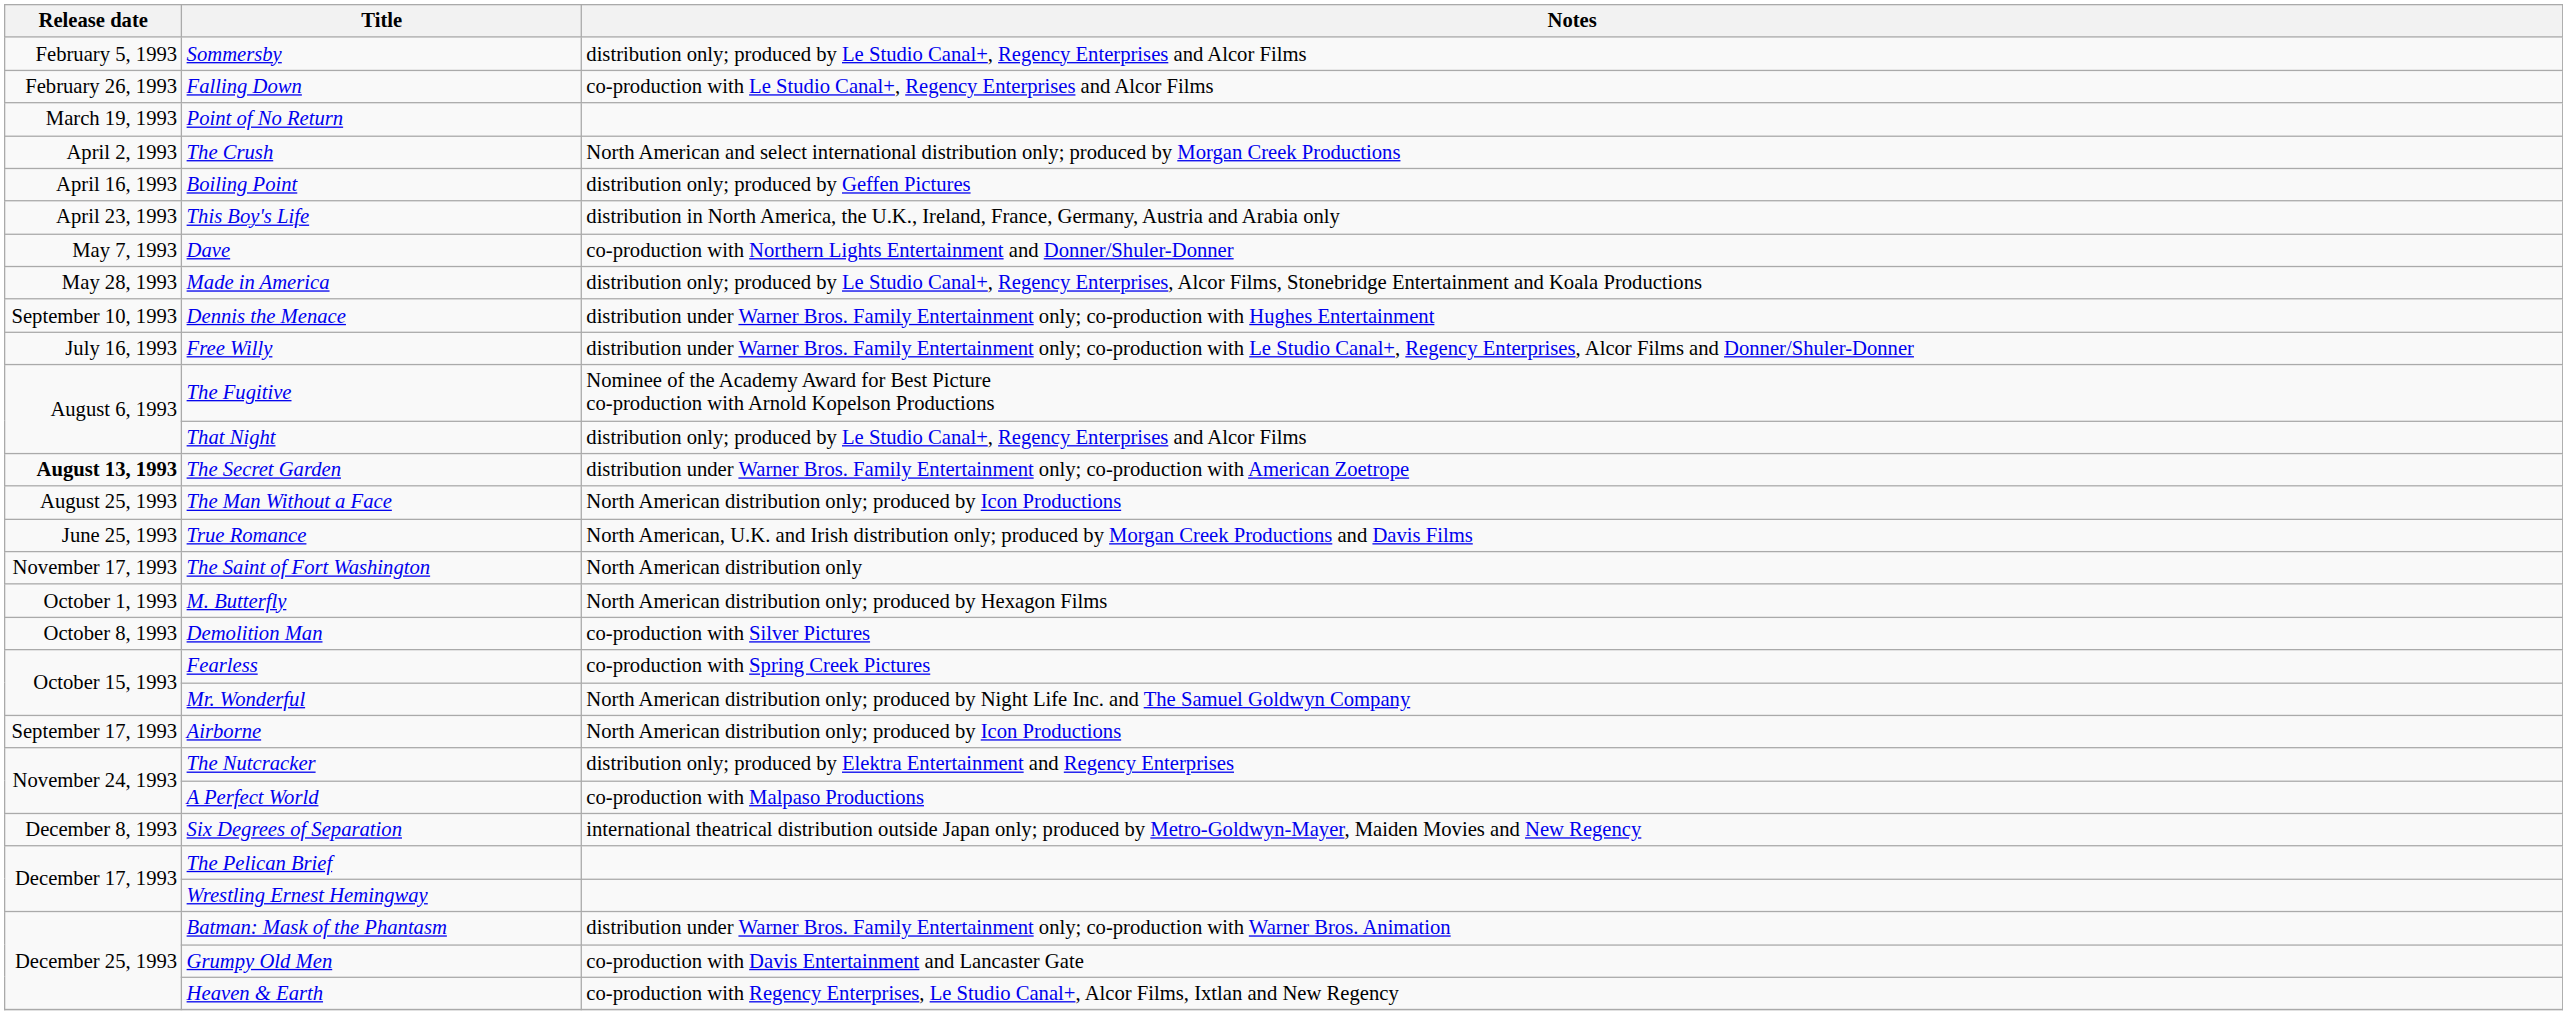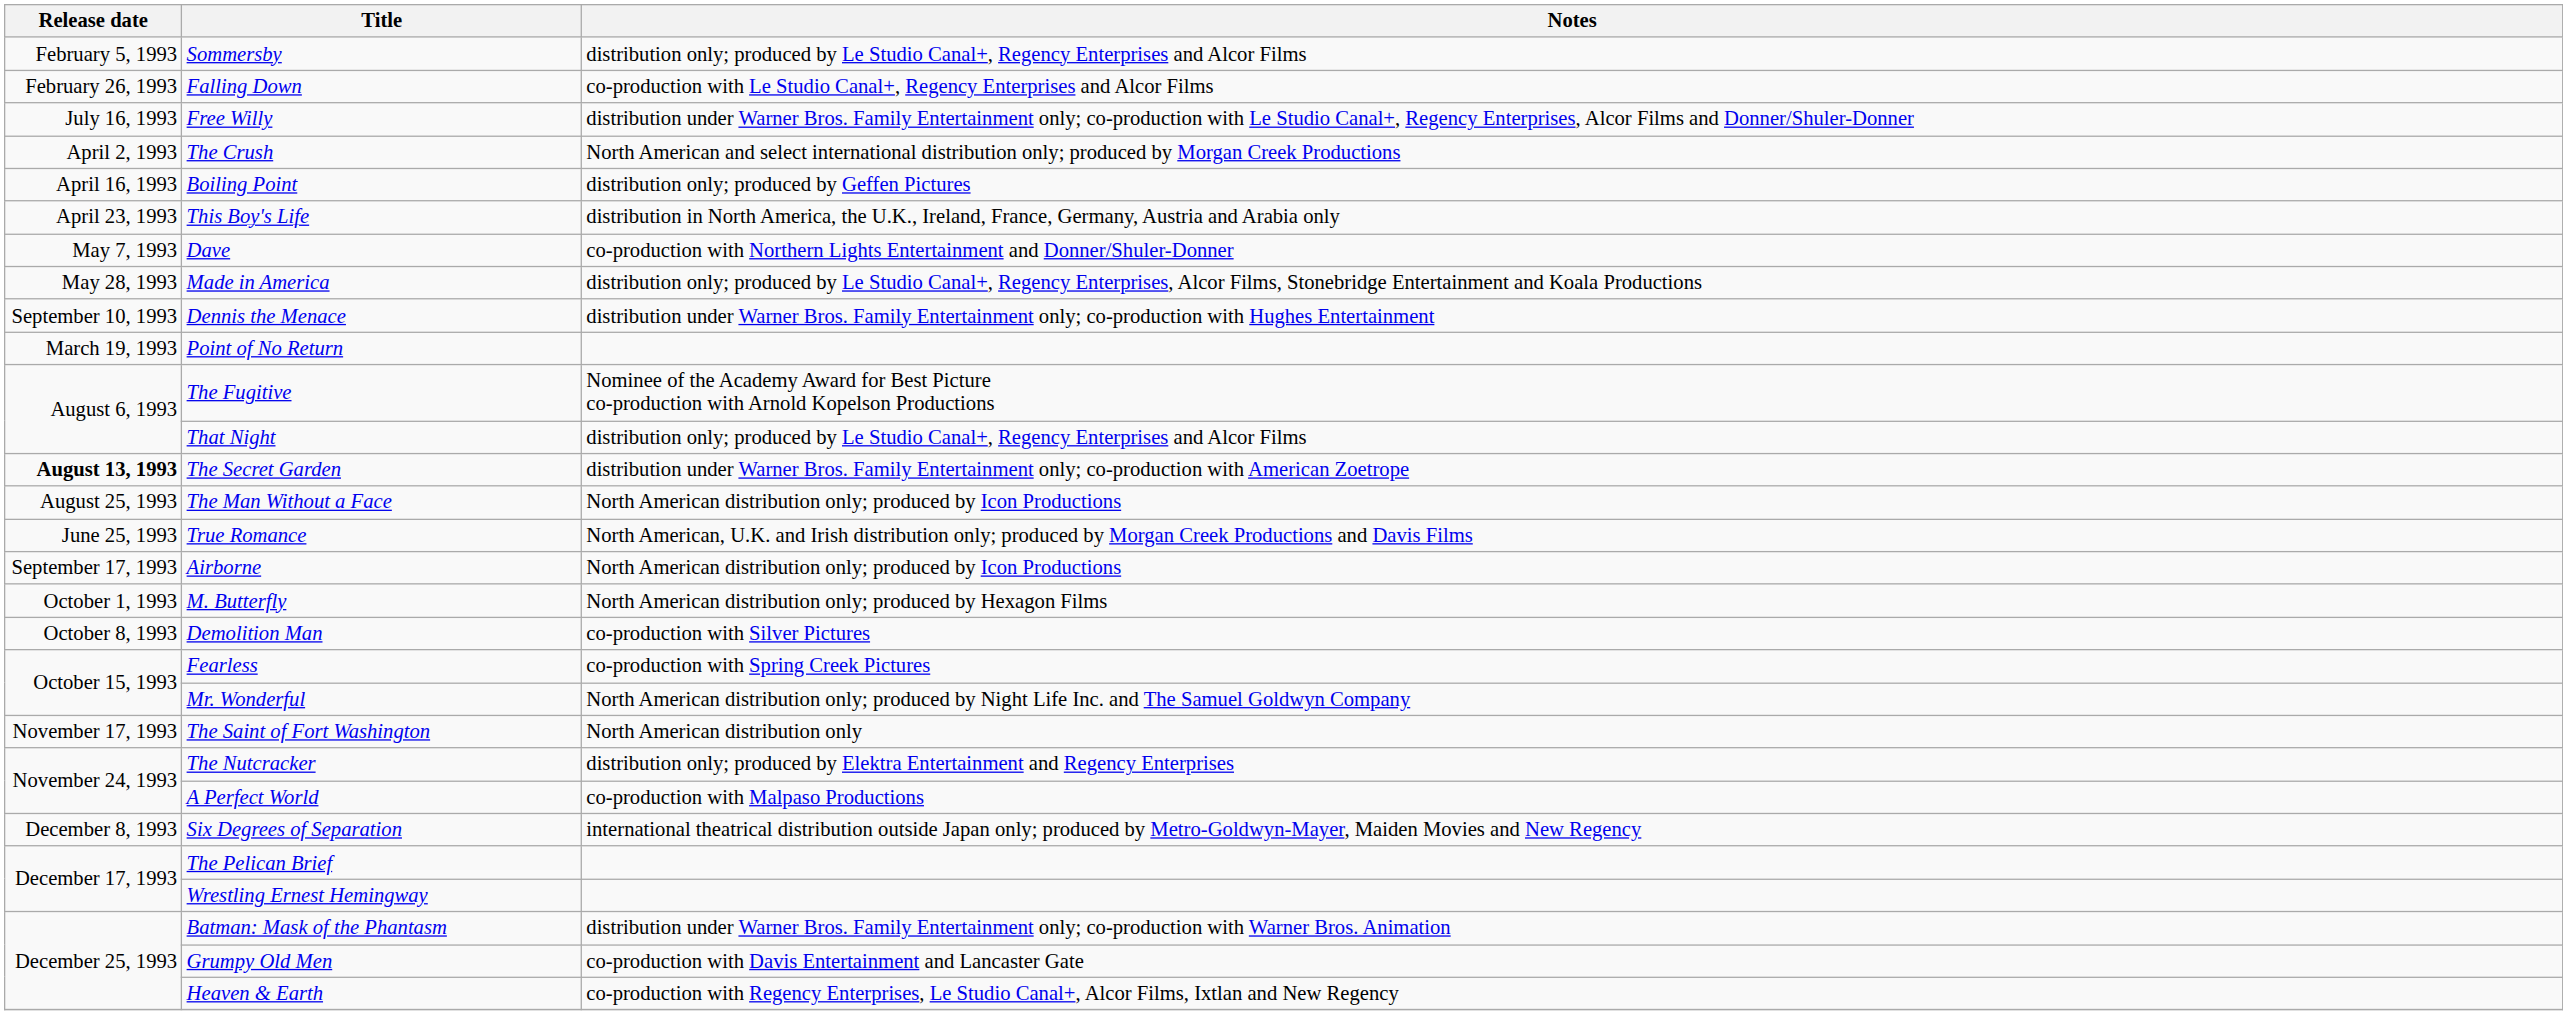rows swapped: (265, 119) <-> (230, 348)
rows swapped: (224, 731) <-> (308, 567)
